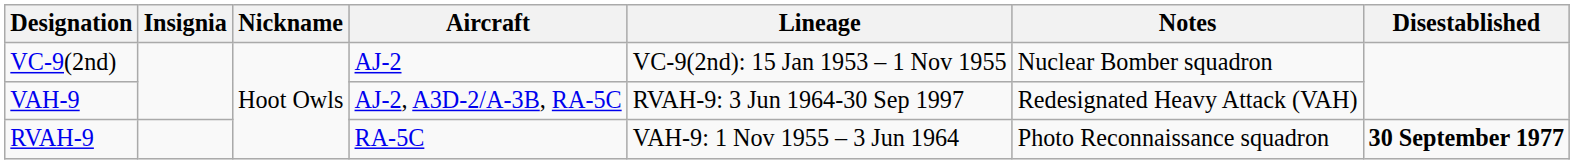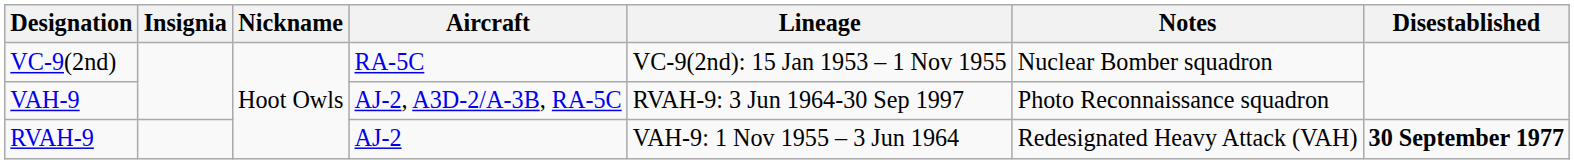(378, 61) AJ-2 -> (389, 61) RA-5C
(1188, 100) Redesignated Heavy Attack (VAH) -> (1173, 100) Photo Reconnaissance squadron
(389, 138) RA-5C -> (378, 138) AJ-2
(1173, 138) Photo Reconnaissance squadron -> (1188, 138) Redesignated Heavy Attack (VAH)
